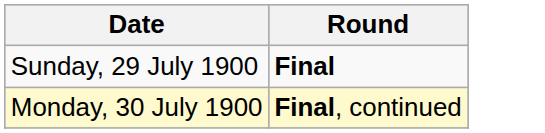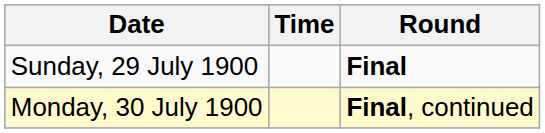+ column: (304, 25)
